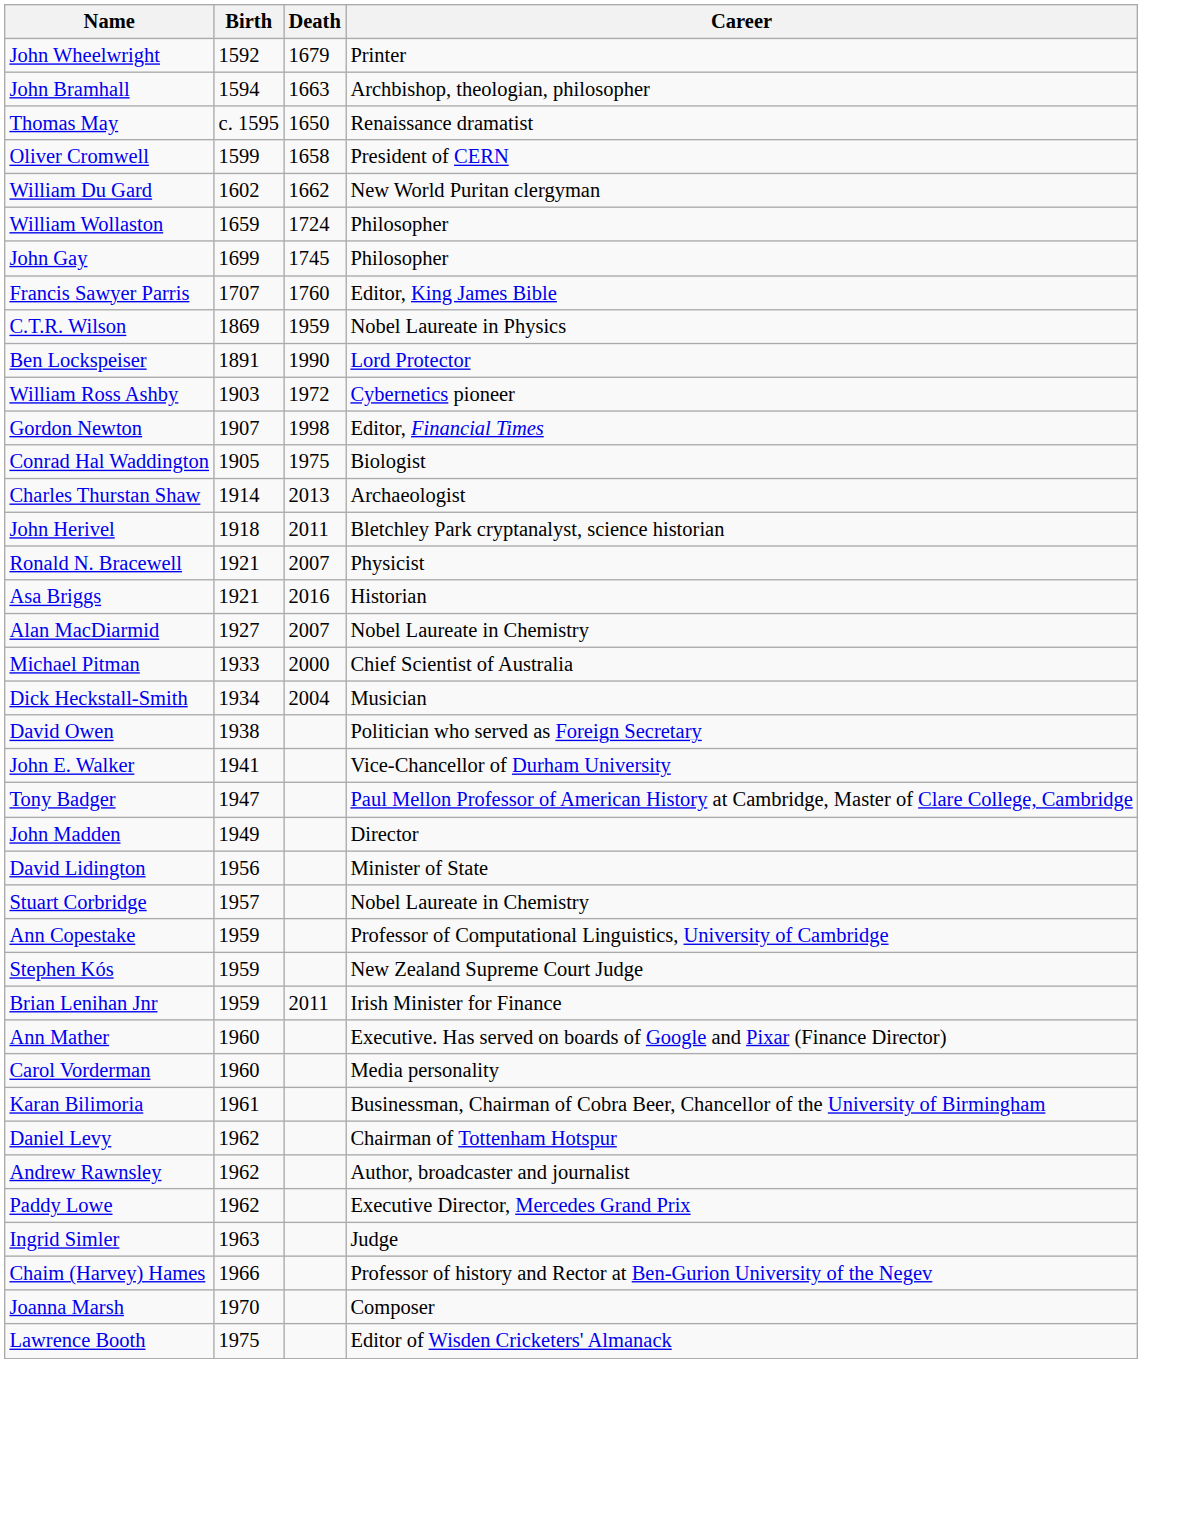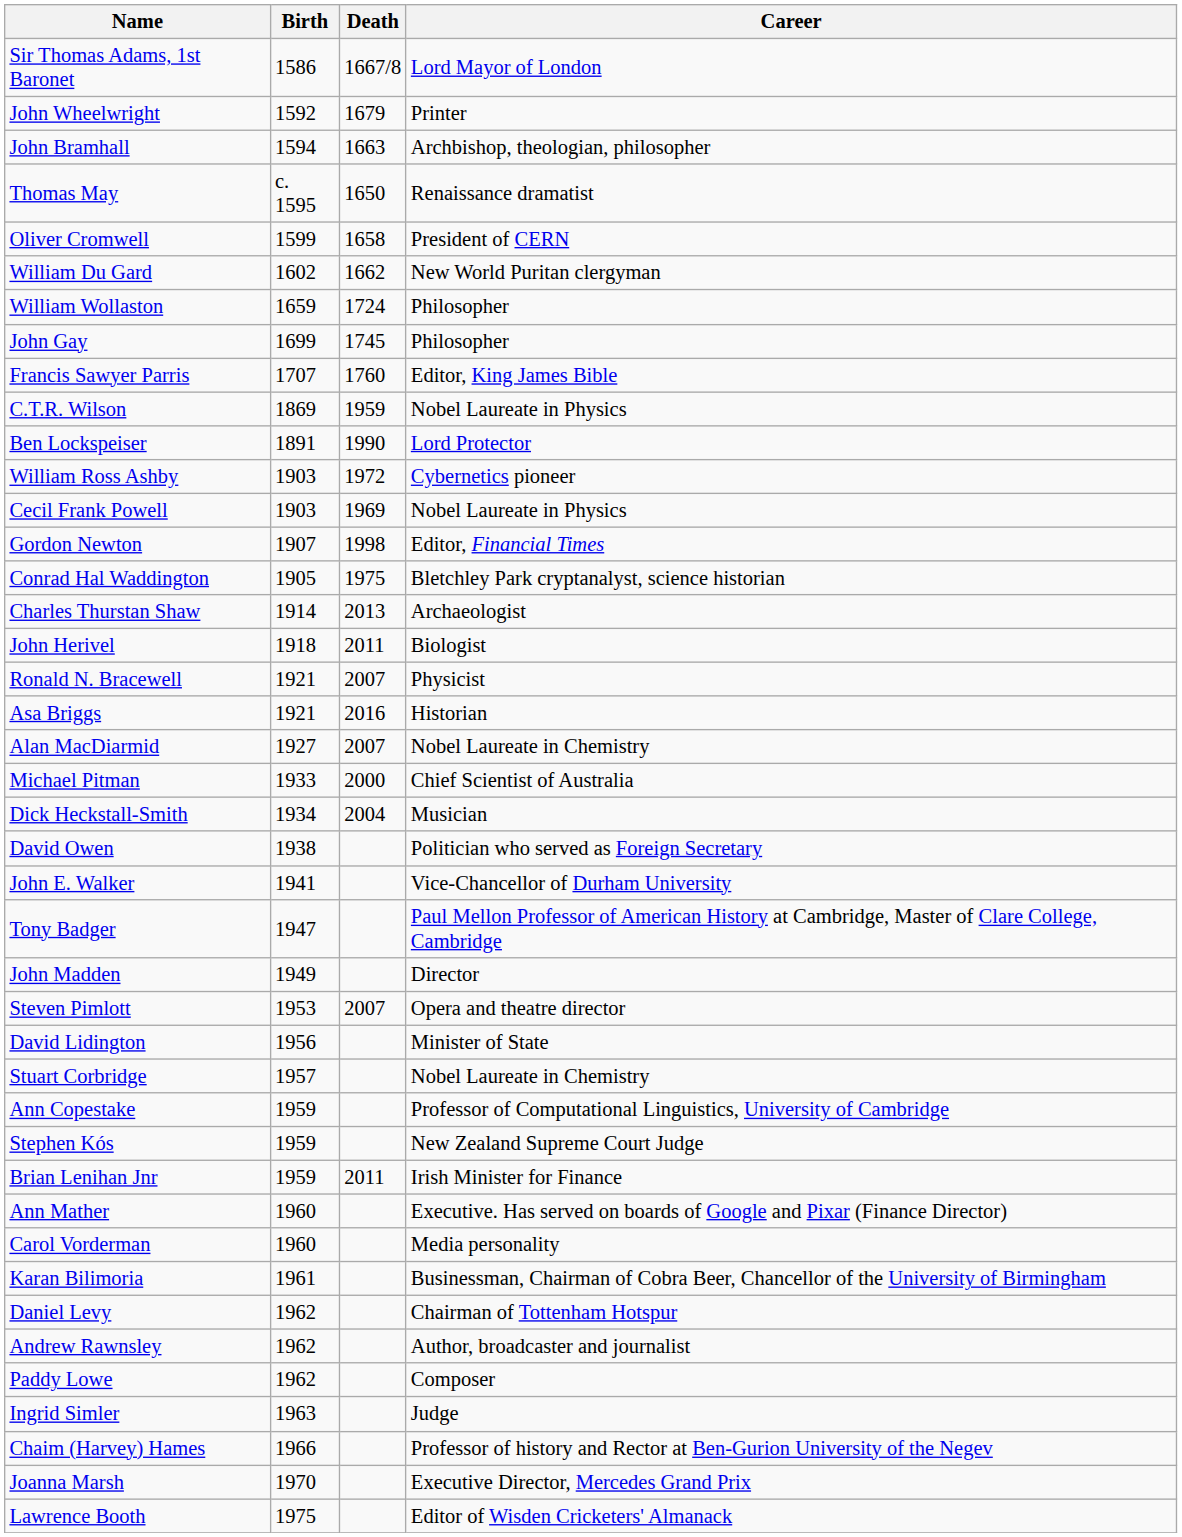+ row: (105, 67)
+ row: (89, 510)
(388, 461) Biologist -> (598, 577) Bletchley Park cryptanalyst, science historian
(537, 529) Bletchley Park cryptanalyst, science historian -> (448, 645) Biologist
+ row: (70, 1008)
(520, 1205) Executive Director, Mercedes Grand Prix -> (453, 1380) Composer
(393, 1307) Composer -> (581, 1481) Executive Director, Mercedes Grand Prix
